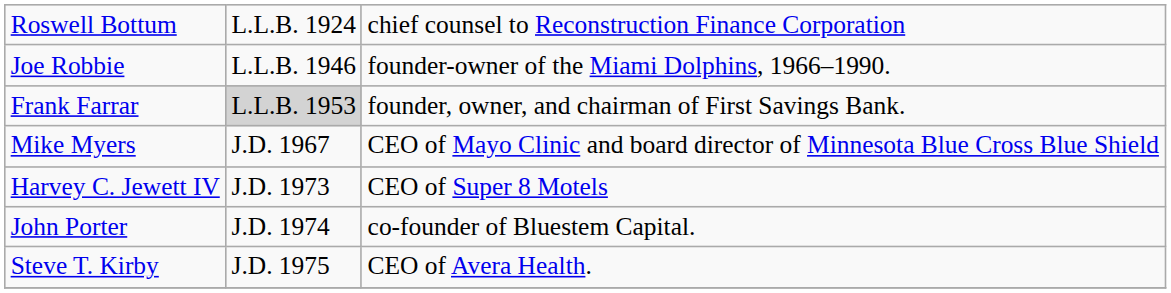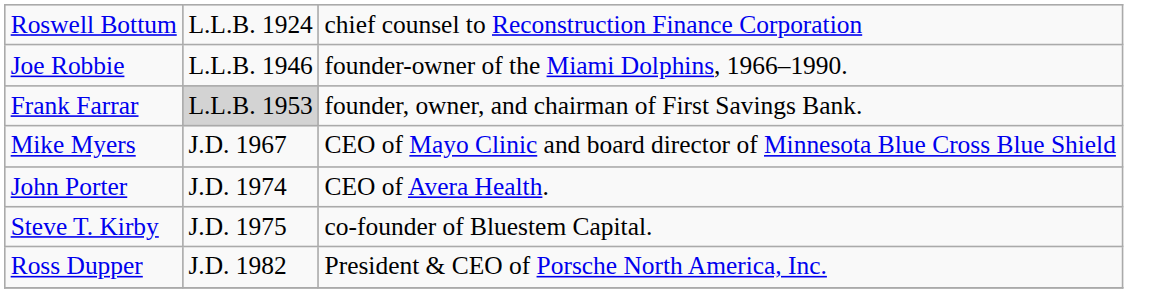- row: (115, 186)
(531, 226) co-founder of Bluestem Capital. -> (437, 186) CEO of Avera Health.
(480, 266) CEO of Avera Health. -> (488, 226) co-founder of Bluestem Capital.
+ row: (77, 266)
